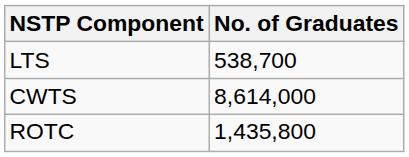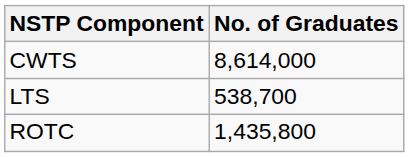rows swapped: (43, 96) <-> (30, 59)
